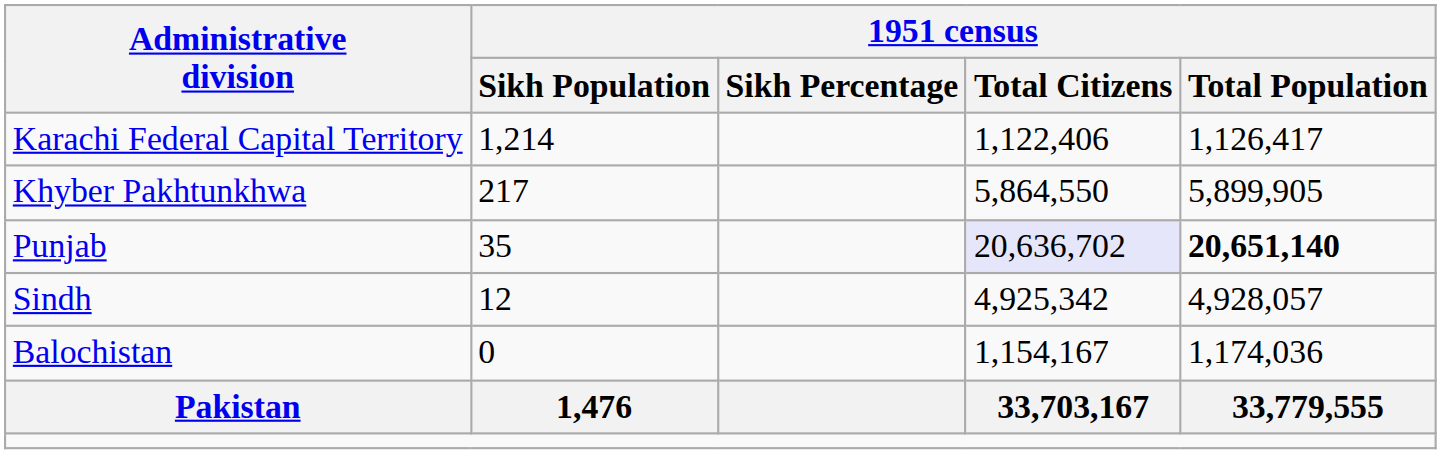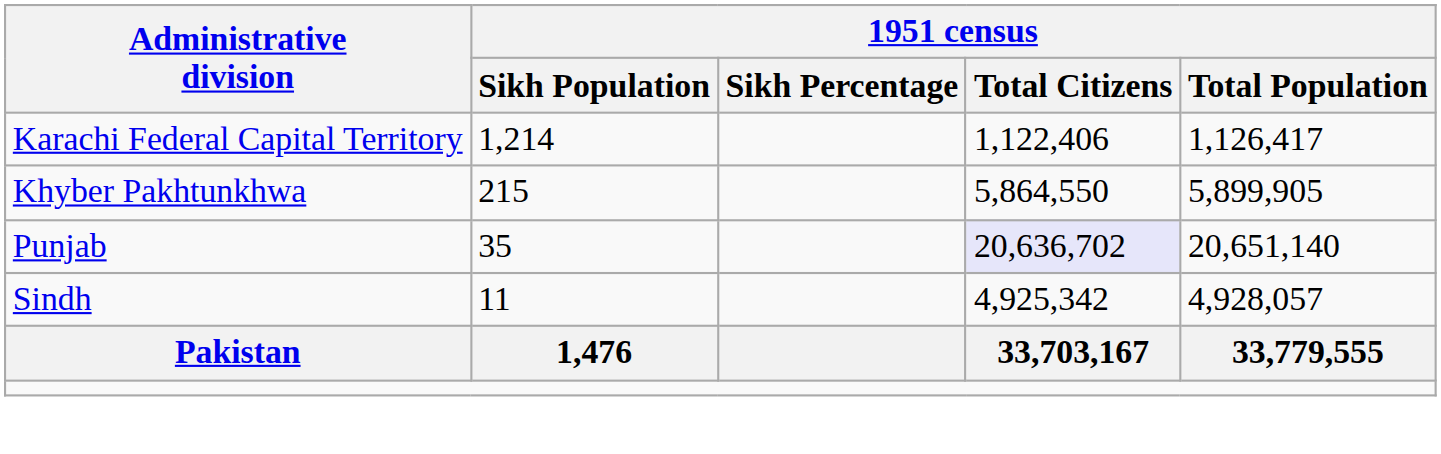(504, 191) 217 -> (504, 191) 215
(1264, 245) bold -> (1264, 245) normal
(495, 298) 12 -> (494, 298) 11
- row: (93, 352)
